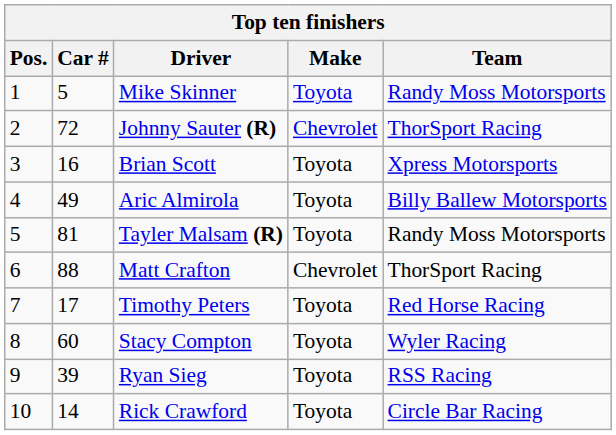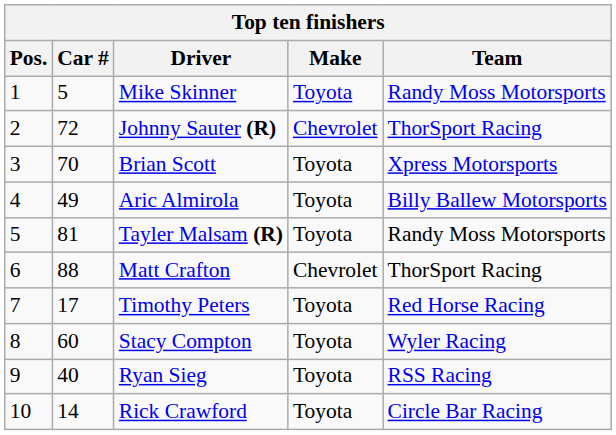(68, 164) 16 -> (68, 164) 70
(68, 376) 39 -> (68, 376) 40
